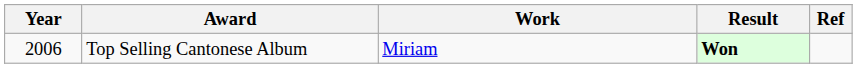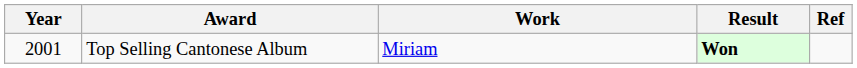(43, 48) 2006 -> (43, 48) 2001
